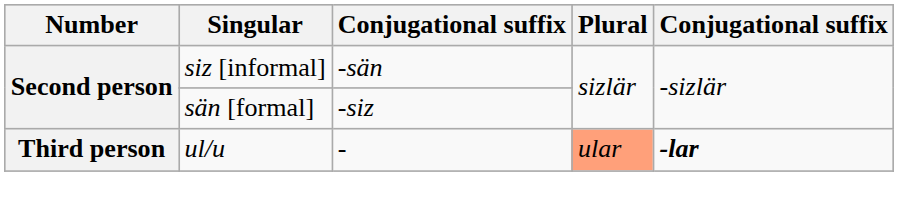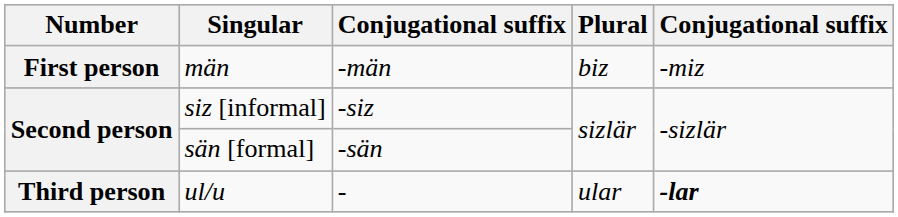+ row: (207, 66)
(360, 66) -sän -> (356, 107) -siz
(356, 107) -siz -> (360, 149) -sän
(600, 149) lightsalmon background -> (600, 190) no background
